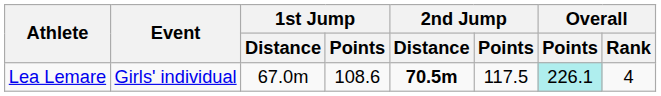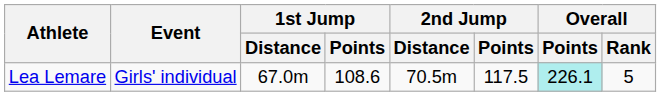(432, 76) bold -> (432, 76) normal
(629, 76) 4 -> (629, 76) 5
